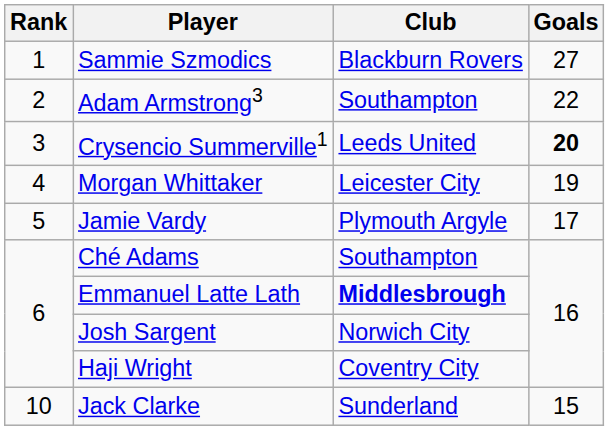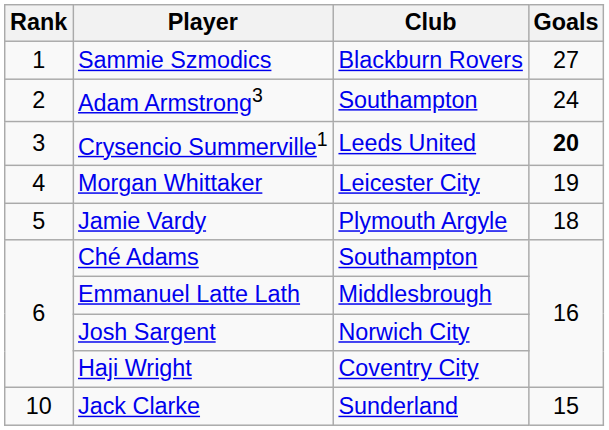(566, 100) 22 -> (566, 100) 24
(566, 220) 17 -> (566, 220) 18
(422, 294) bold -> (415, 294) normal
